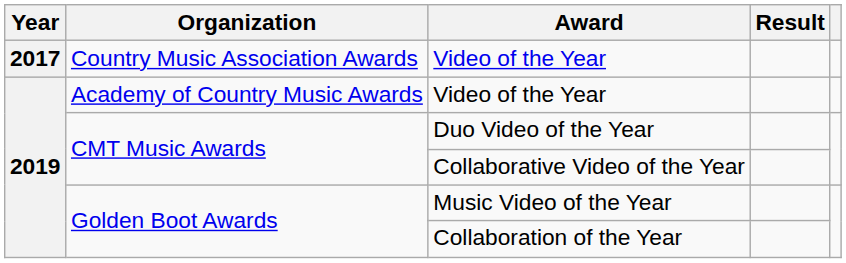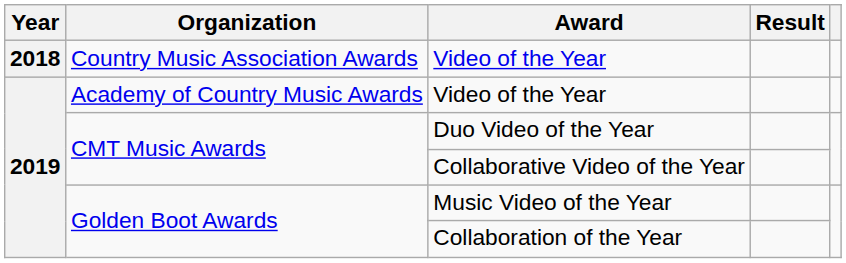(35, 58) 2017 -> (35, 58) 2018
